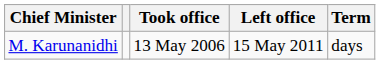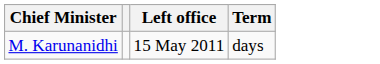- column: (179, 18)
